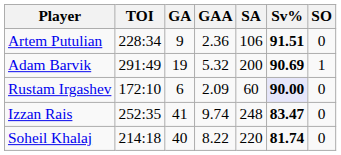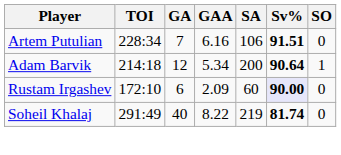(180, 41) 9 -> (180, 41) 7
(215, 41) 2.36 -> (215, 41) 6.16
(140, 65) 291:49 -> (140, 65) 214:18
(180, 65) 19 -> (180, 65) 12
(215, 65) 5.32 -> (215, 65) 5.34
(287, 65) 90.69 -> (287, 65) 90.64
- row: (40, 114)
(140, 138) 214:18 -> (140, 114) 291:49
(251, 138) 220 -> (251, 114) 219
